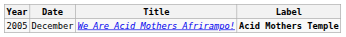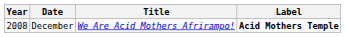(17, 26) 2005 -> (17, 26) 2008
